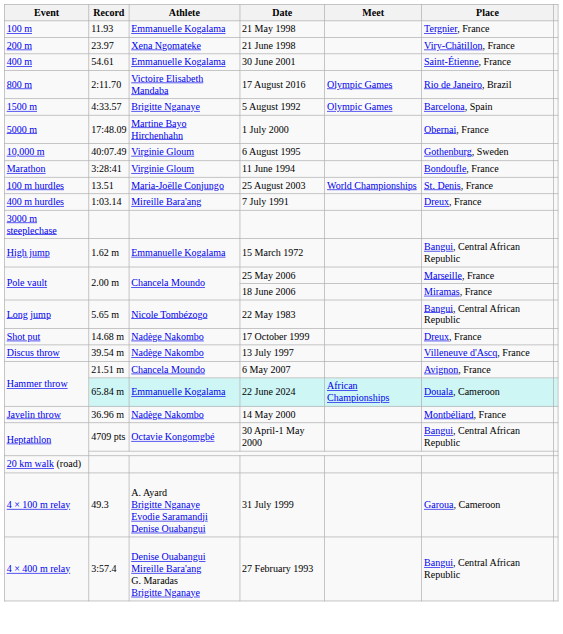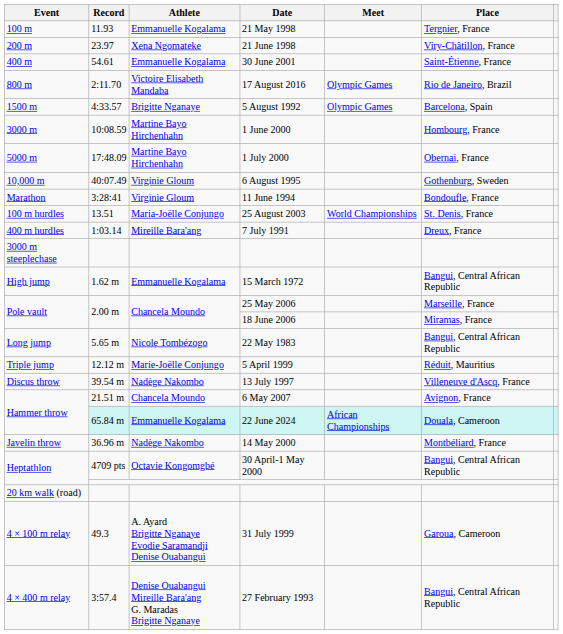+ row: (22, 130)
+ row: (30, 365)
- row: (24, 337)
